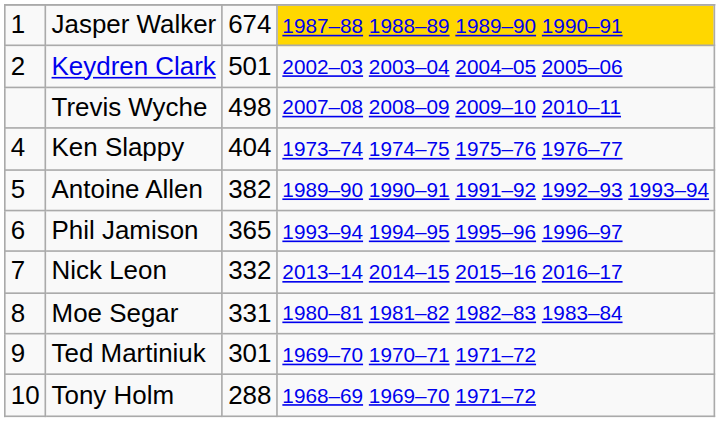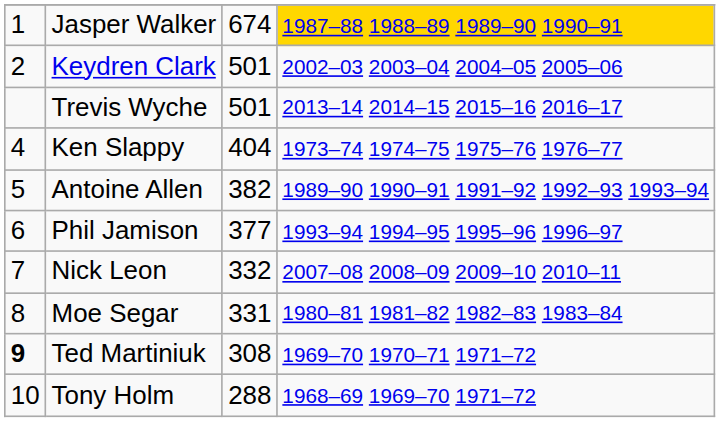(250, 107) 498 -> (250, 107) 501
(452, 108) 2007–08 2008–09 2009–10 2010–11 -> (452, 108) 2013–14 2014–15 2015–16 2016–17
(250, 230) 365 -> (250, 230) 377
(452, 272) 2013–14 2014–15 2015–16 2016–17 -> (452, 272) 2007–08 2008–09 2009–10 2010–11
(18, 353) normal -> (18, 353) bold
(250, 353) 301 -> (250, 353) 308
